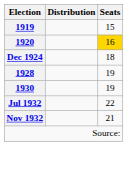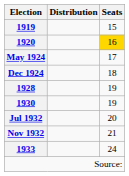+ row: (26, 58)
(110, 103) 22 -> (112, 118) 20
+ row: (26, 149)
